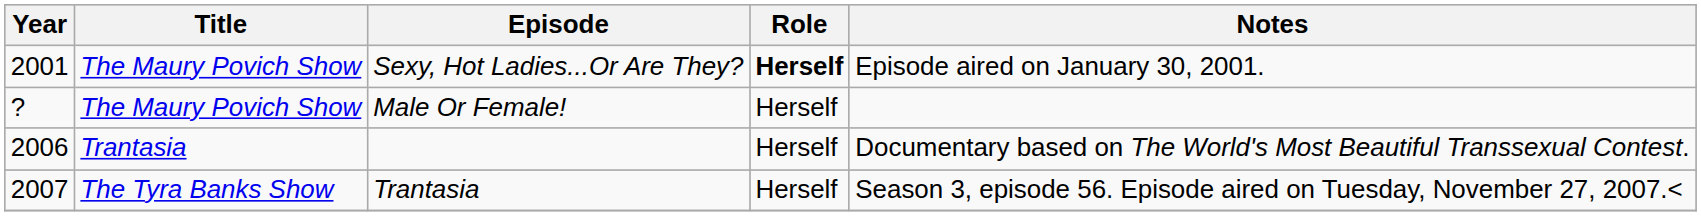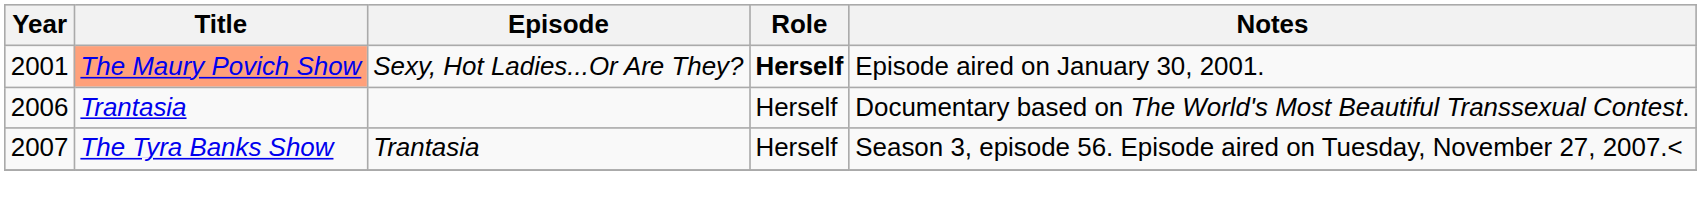(221, 66) no background -> (221, 66) lightsalmon background
- row: (18, 107)
